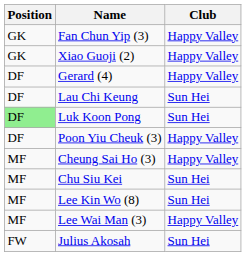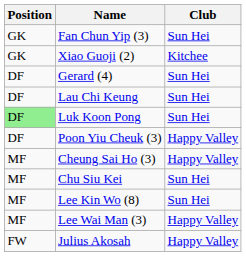(203, 35) Happy Valley -> (189, 35) Sun Hei
(203, 55) Happy Valley -> (188, 55) Kitchee
(203, 76) Happy Valley -> (189, 76) Sun Hei
(189, 240) Sun Hei -> (203, 240) Happy Valley
